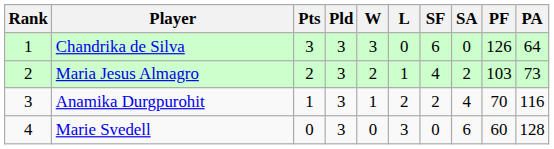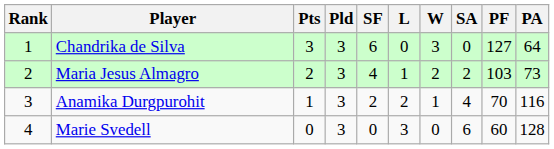columns swapped: (373, 18) <-> (435, 18)
(499, 46) 126 -> (499, 46) 127
